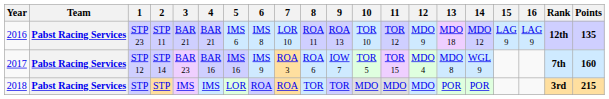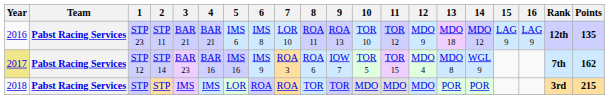(17, 64) no background -> (17, 64) khaki background
(589, 64) 160 -> (589, 64) 162
